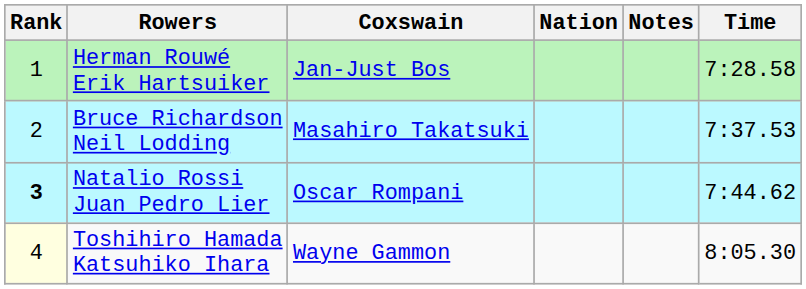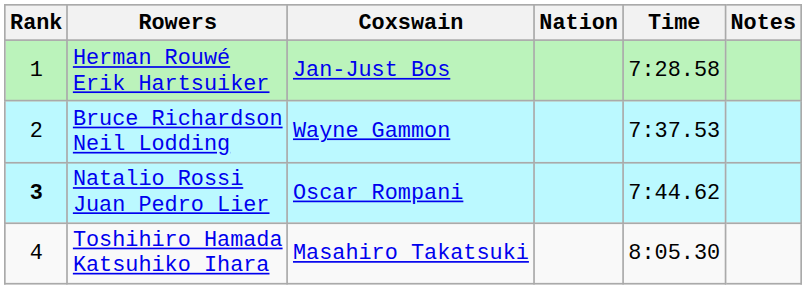columns swapped: (750, 23) <-> (661, 23)
(411, 132) Masahiro Takatsuki -> (372, 132) Wayne Gammon
(36, 253) lightyellow background -> (36, 253) no background
(372, 253) Wayne Gammon -> (411, 253) Masahiro Takatsuki
